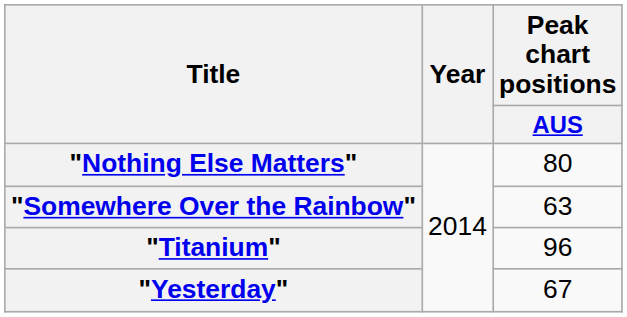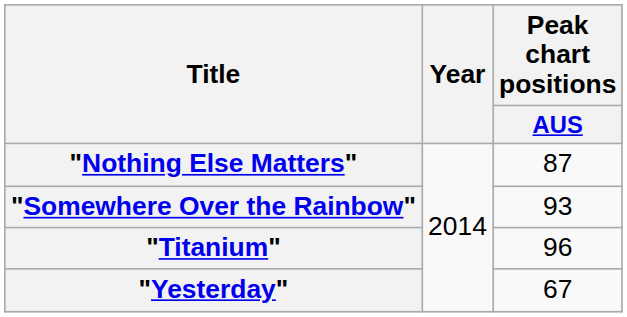(558, 164) 80 -> (558, 164) 87
(558, 206) 63 -> (558, 206) 93
